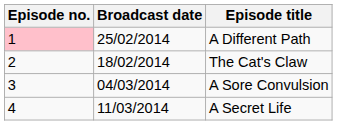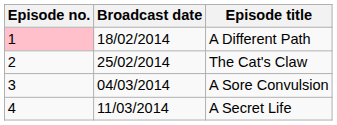(133, 39) 25/02/2014 -> (133, 39) 18/02/2014
(133, 62) 18/02/2014 -> (133, 62) 25/02/2014
